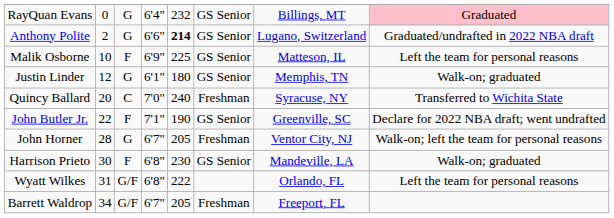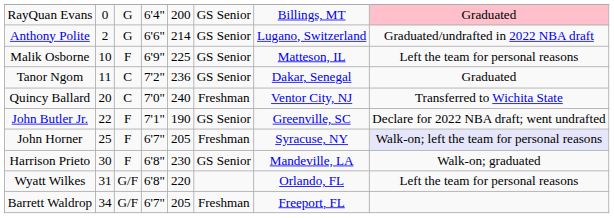(181, 14) 232 -> (181, 14) 200
(181, 35) bold -> (181, 35) normal
+ row: (50, 77)
- row: (50, 77)
(312, 98) Syracuse, NY -> (312, 98) Ventor City, NJ
(105, 139) 28 -> (105, 139) 25
(128, 139) G -> (128, 139) F
(312, 139) Ventor City, NJ -> (312, 139) Syracuse, NY
(489, 139) no background -> (489, 139) lavender background
(181, 181) 222 -> (181, 181) 220
